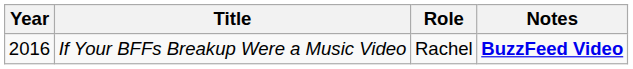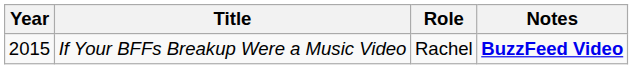(30, 48) 2016 -> (30, 48) 2015
